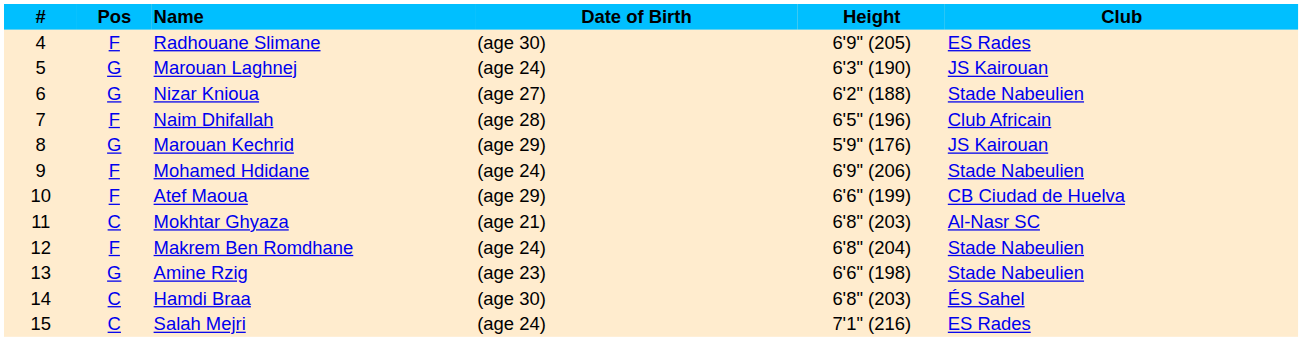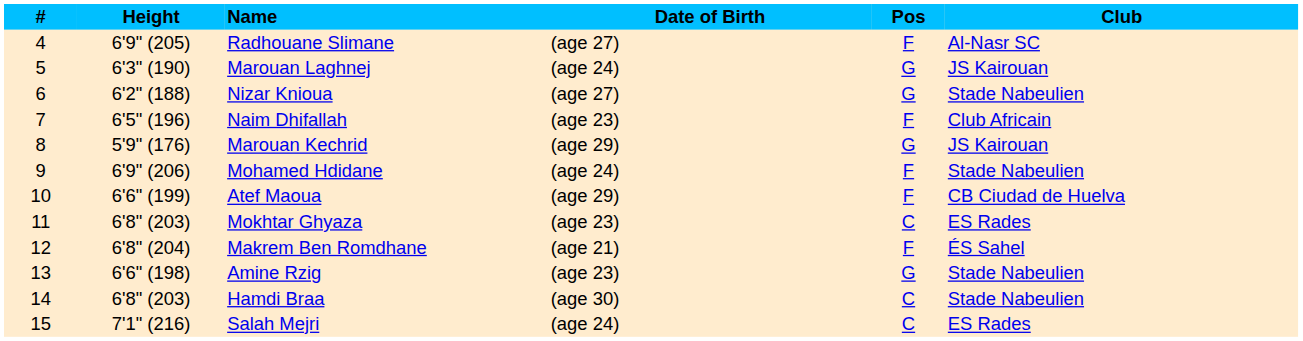columns swapped: (114, 17) <-> (872, 17)
(511, 42) (age 30) -> (585, 42) (age 27)
(989, 42) ES Rades -> (994, 42) Al-Nasr SC
(511, 119) (age 28) -> (585, 119) (age 23)
(511, 222) (age 21) -> (585, 222) (age 23)
(994, 222) Al-Nasr SC -> (989, 222) ES Rades
(511, 247) (age 24) -> (585, 247) (age 21)
(1016, 247) Stade Nabeulien -> (986, 247) ÉS Sahel
(986, 298) ÉS Sahel -> (1016, 298) Stade Nabeulien
